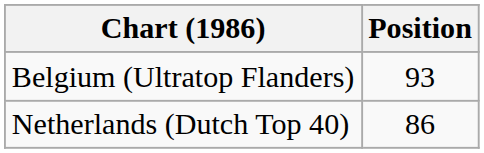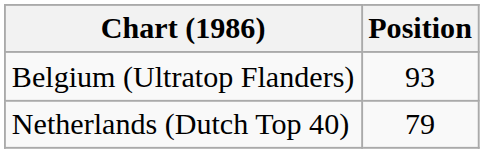(420, 123) 86 -> (420, 123) 79
